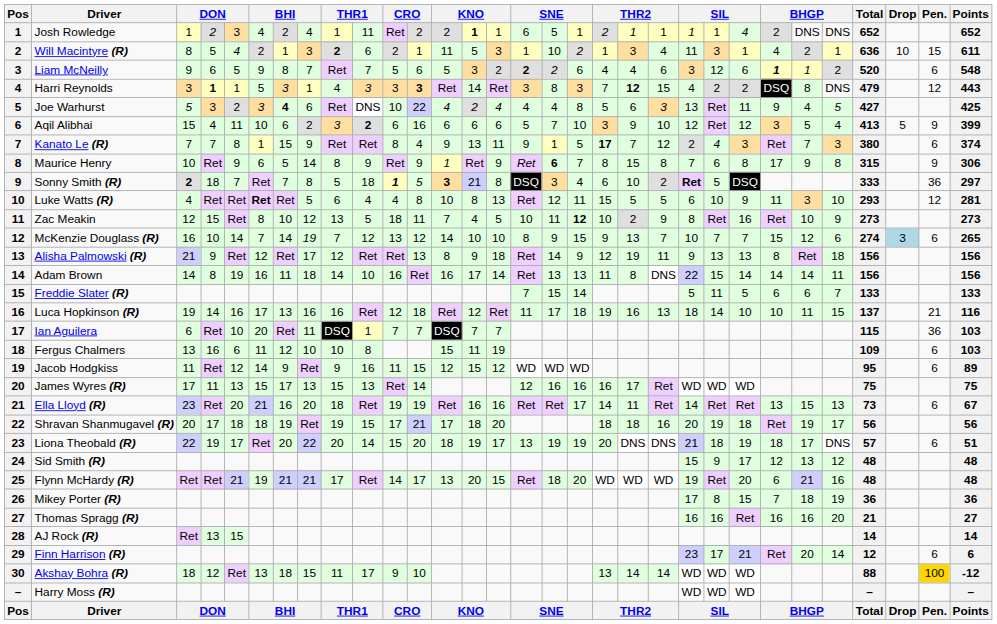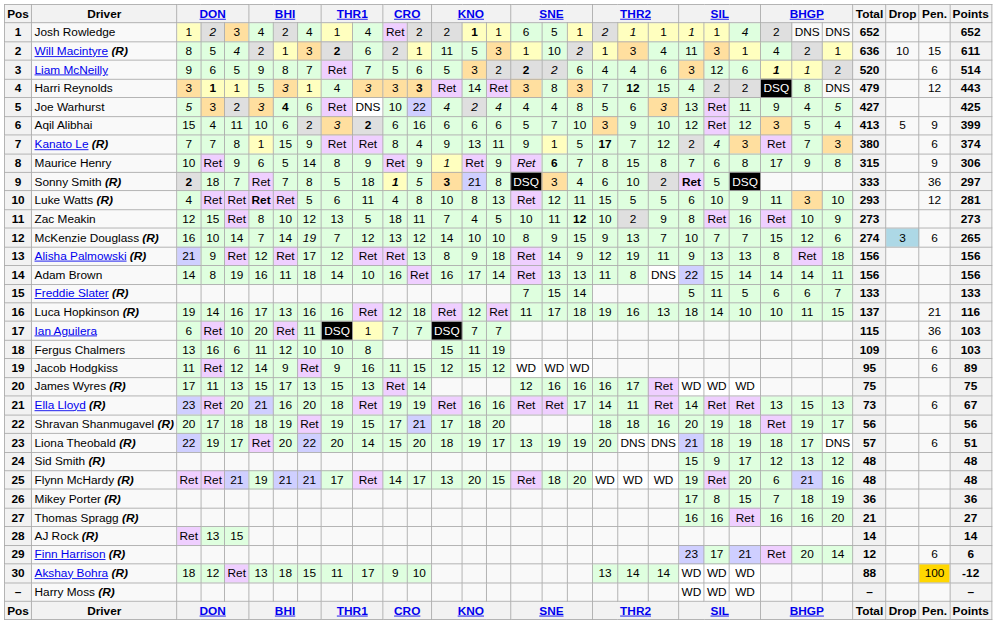(368, 32) 11 -> (368, 32) 4
(971, 69) 548 -> (971, 69) 514
(368, 200) 4 -> (368, 200) 11
